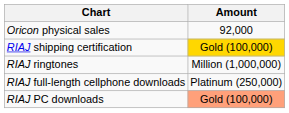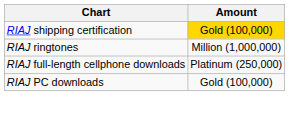- row: (58, 30)
(236, 99) lightsalmon background -> (236, 82) no background
